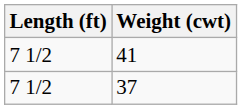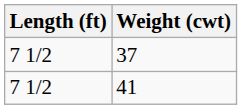rows swapped: (127, 54) <-> (127, 87)
